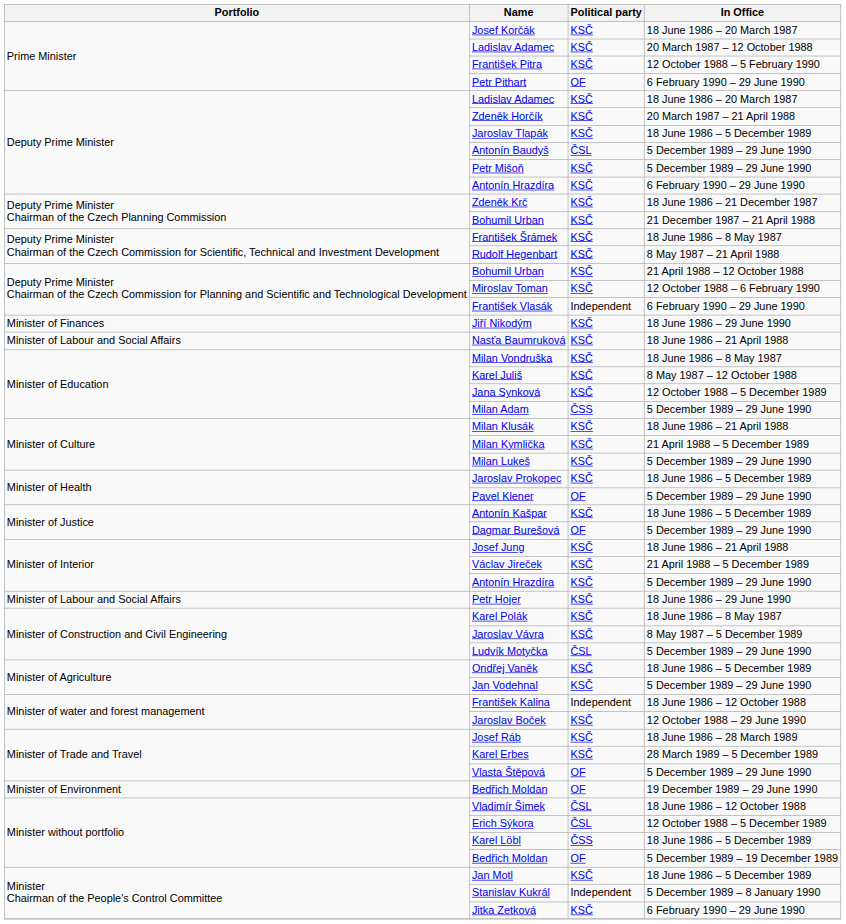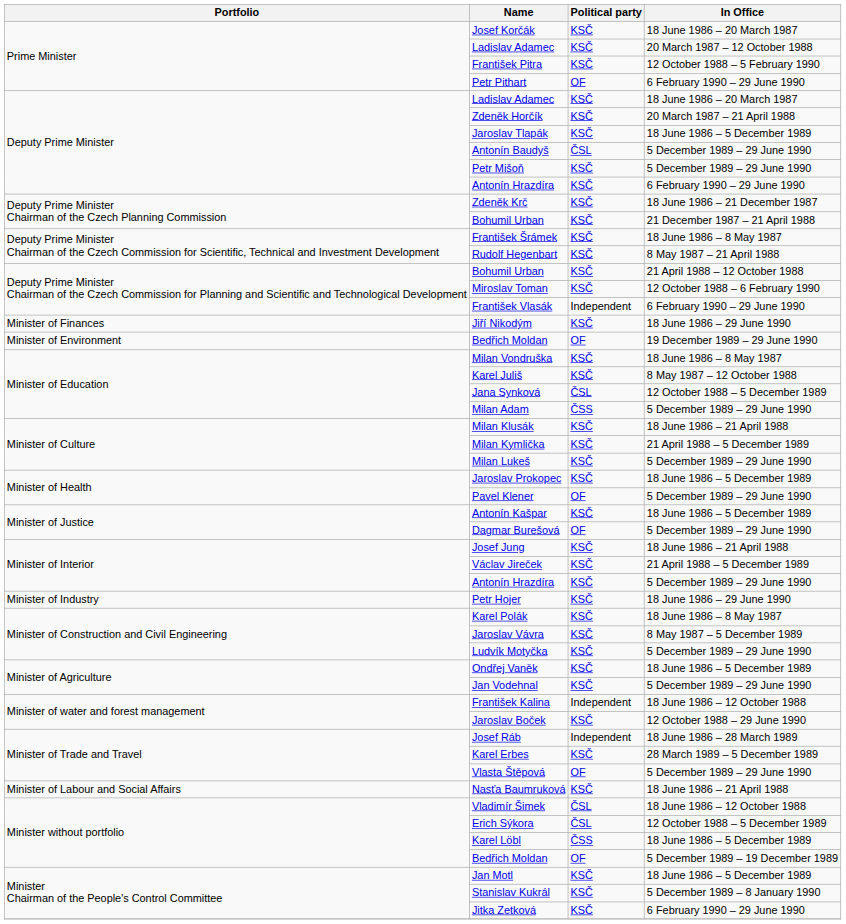rows swapped: (519, 340) <-> (510, 789)
(582, 392) KSČ -> (581, 392) ČSL
(94, 599) Minister of Labour and Social Affairs -> (53, 599) Minister of Industry
(581, 651) ČSL -> (582, 651) KSČ
(582, 737) KSČ -> (601, 737) Independent
(601, 893) Independent -> (582, 893) KSČ
